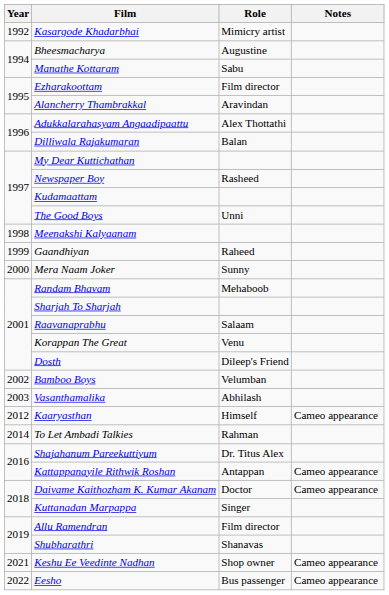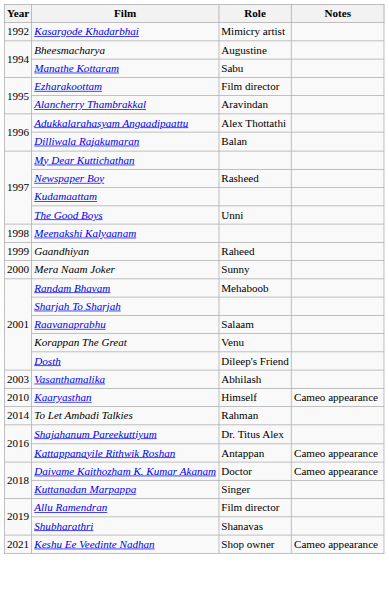- row: (65, 379)
(18, 416) 2012 -> (18, 398) 2010
- row: (48, 580)
